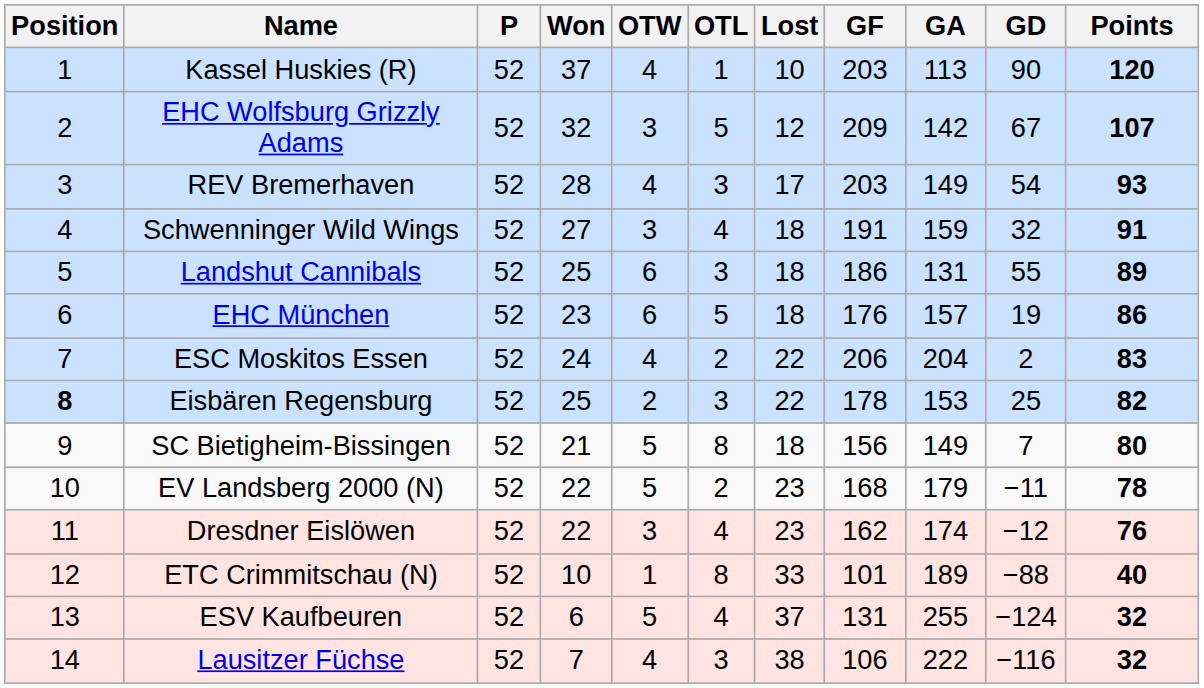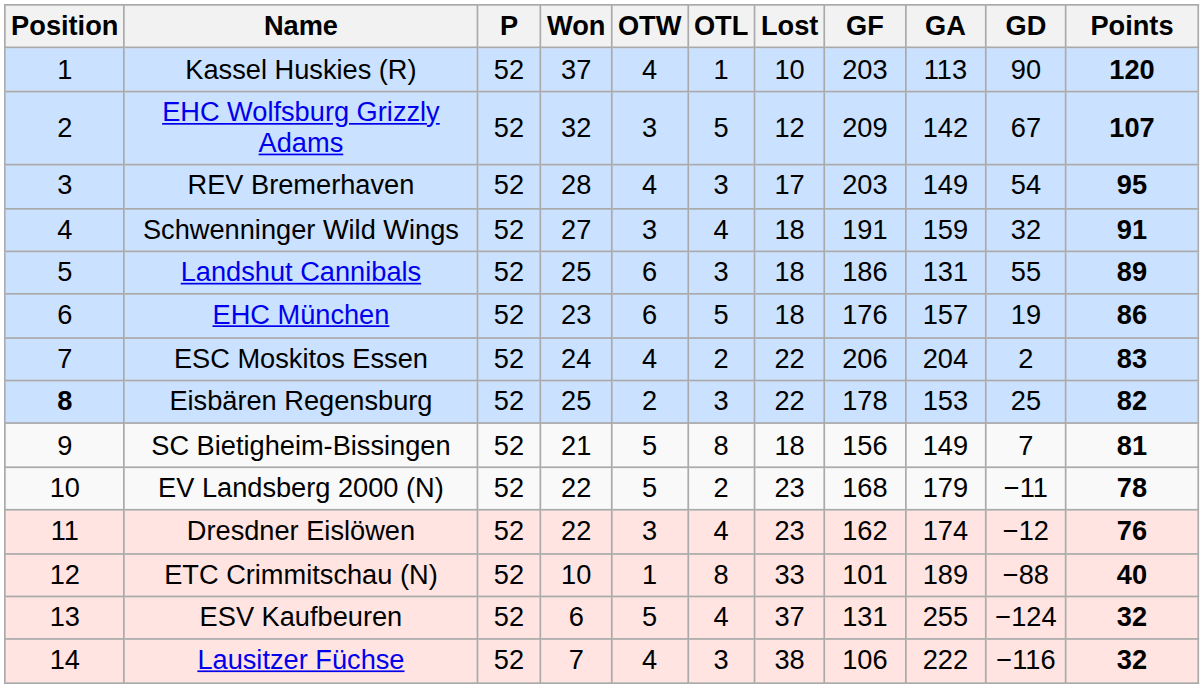(1132, 186) 93 -> (1132, 186) 95
(1132, 444) 80 -> (1132, 444) 81
